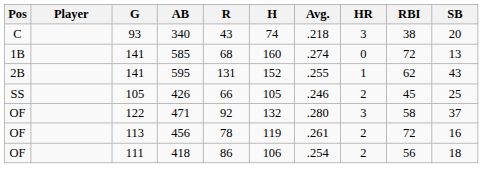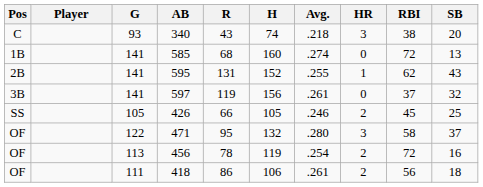+ row: (181, 93)
(226, 113) 92 -> (226, 133) 95
(318, 133) .261 -> (318, 152) .254
(318, 152) .254 -> (318, 172) .261
